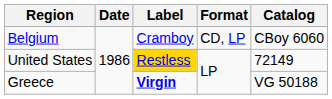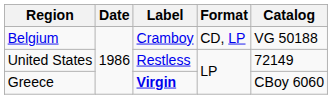(289, 37) CBoy 6060 -> (286, 37) VG 50188
(164, 60) gold background -> (164, 60) no background
(286, 82) VG 50188 -> (289, 82) CBoy 6060
